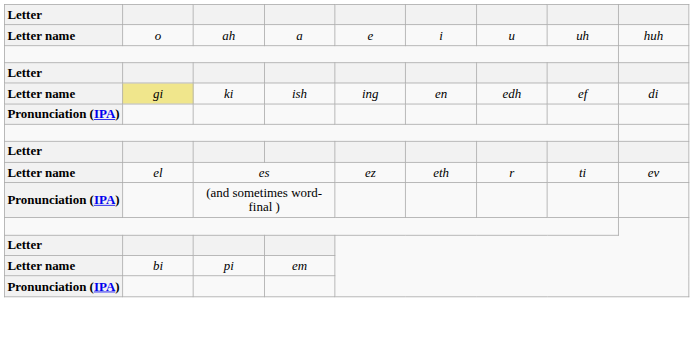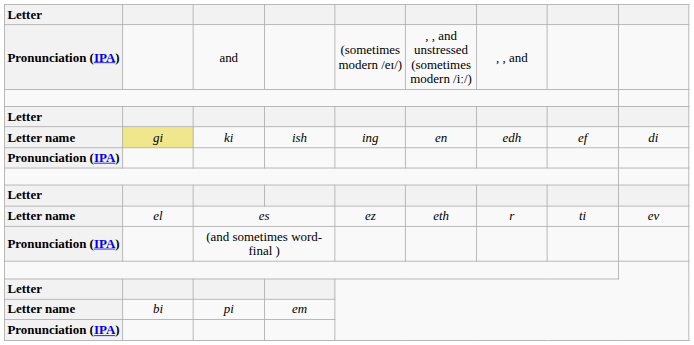- row: (41, 35)
+ row: (63, 57)
